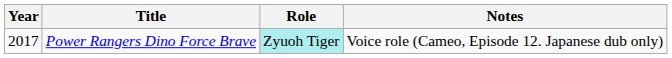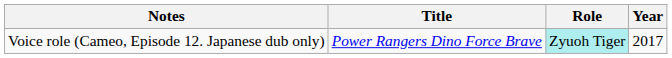columns swapped: (23, 16) <-> (505, 16)
